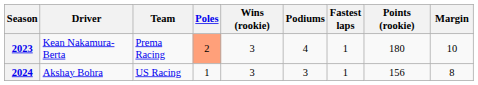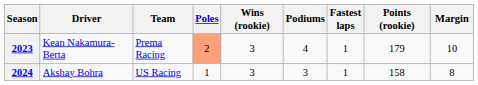(397, 48) 180 -> (397, 48) 179
(397, 71) 156 -> (397, 71) 158
